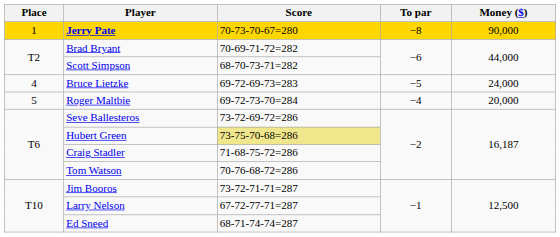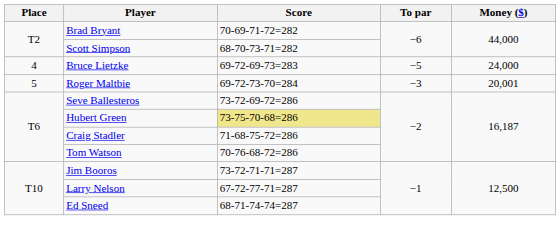- row: (91, 30)
(416, 100) −4 -> (416, 83) −3
(503, 100) 20,000 -> (503, 83) 20,001
